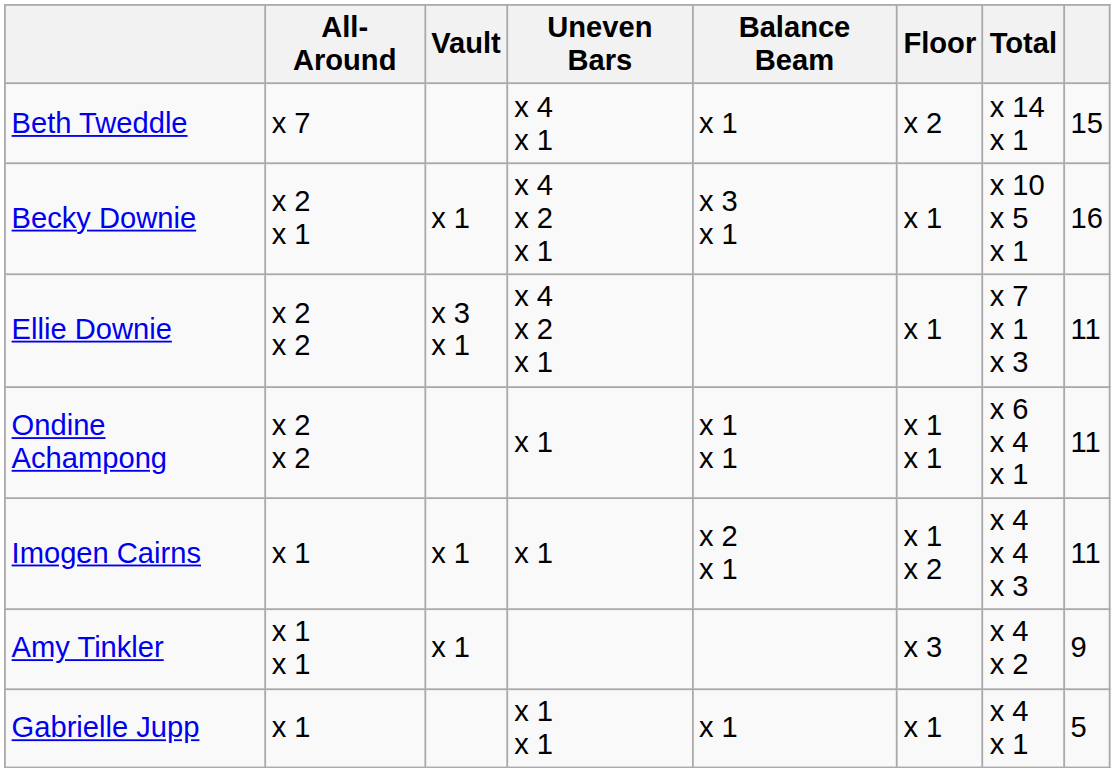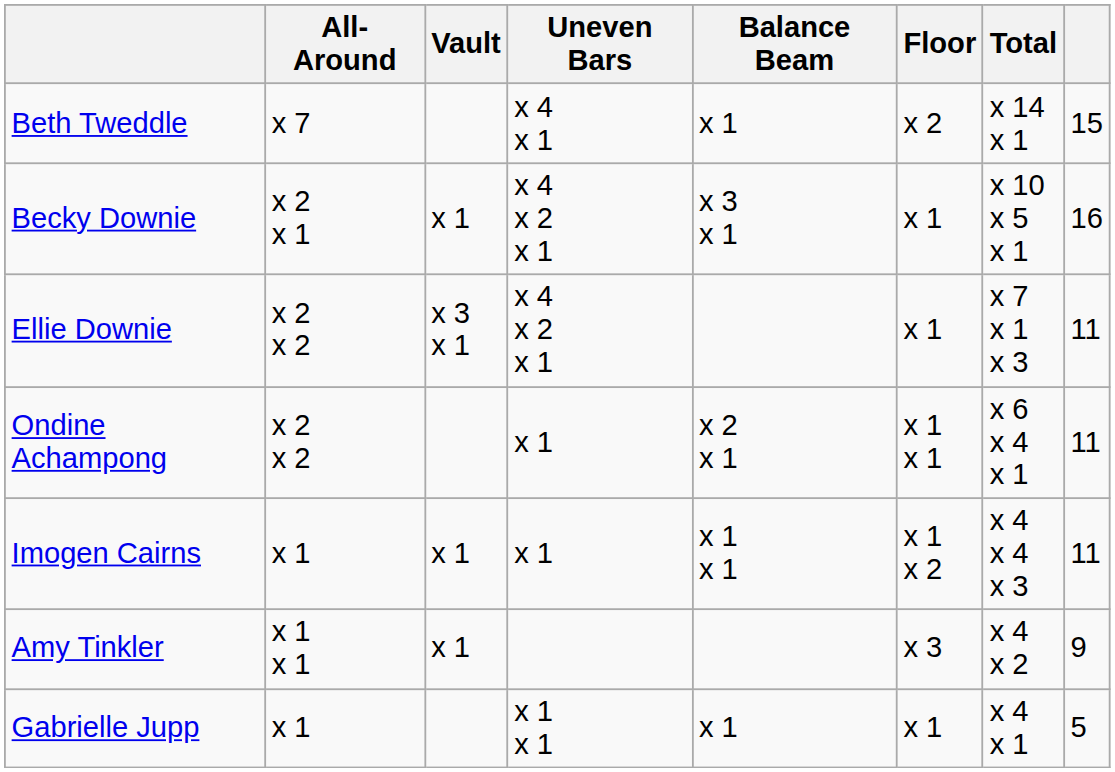(718, 441) x 1 x 1 -> (718, 441) x 2 x 1
(718, 553) x 2 x 1 -> (718, 553) x 1 x 1
